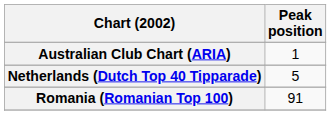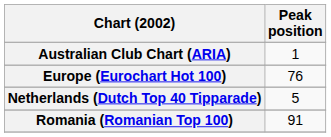+ row: (135, 76)
